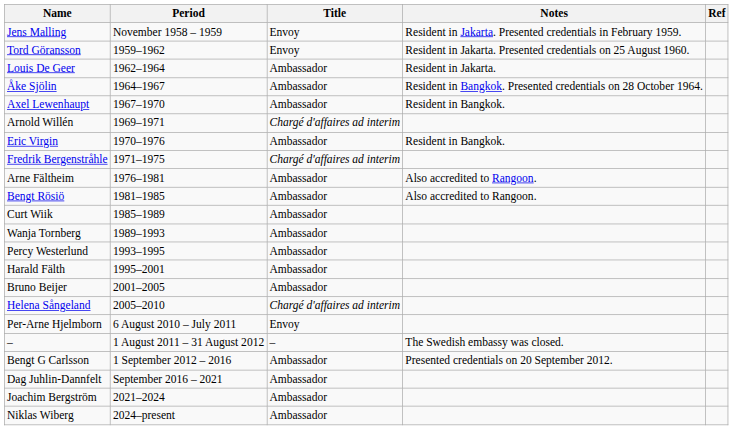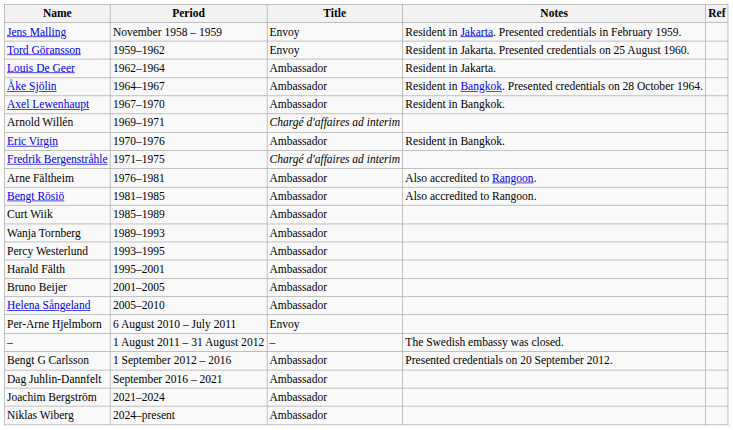(335, 305) Chargé d'affaires ad interim -> (298, 305) Ambassador
